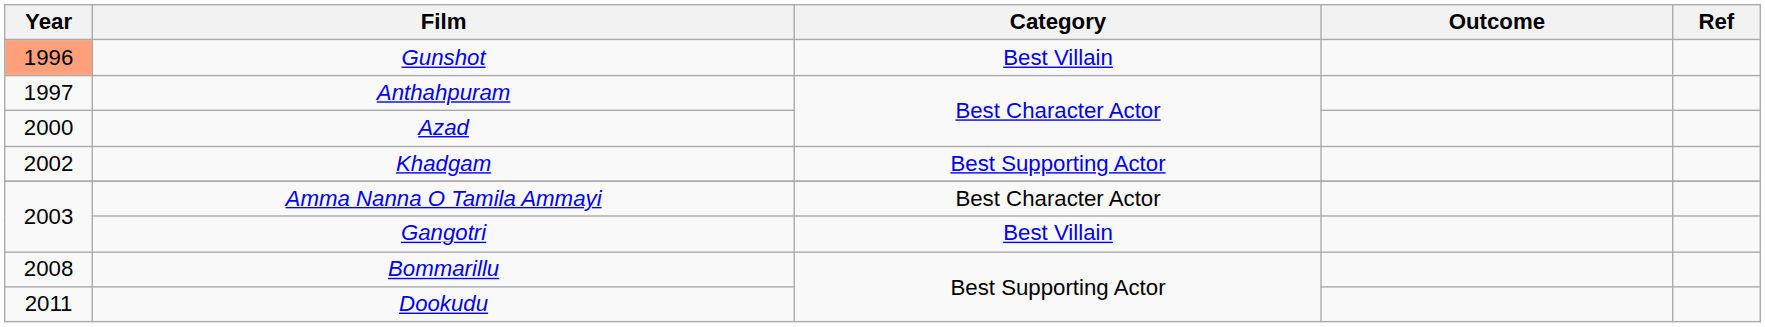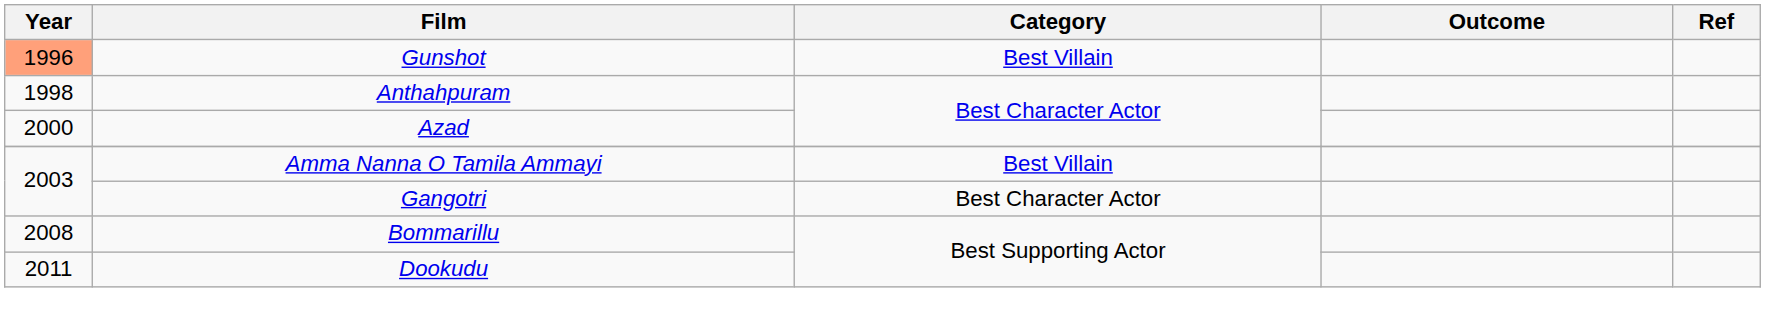(49, 92) 1997 -> (49, 92) 1998
- row: (444, 163)
(1058, 198) Best Character Actor -> (1058, 163) Best Villain
(1058, 233) Best Villain -> (1058, 198) Best Character Actor
